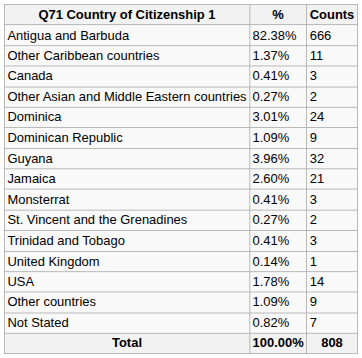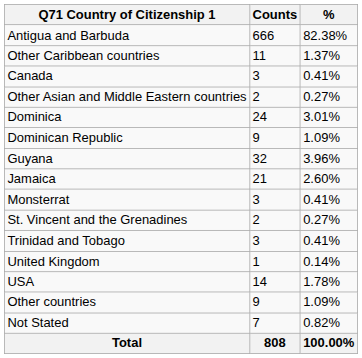columns swapped: (332, 14) <-> (278, 14)
